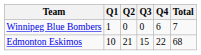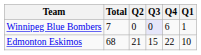columns swapped: (112, 12) <-> (183, 12)
(142, 27) no background -> (151, 27) lavender background
